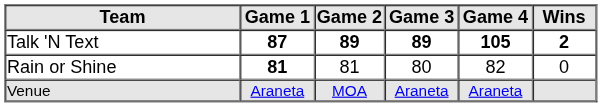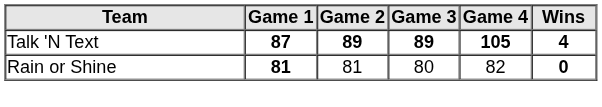(564, 42) 2 -> (563, 42) 4
(564, 67) normal -> (563, 67) bold
- row: (29, 90)
